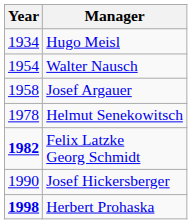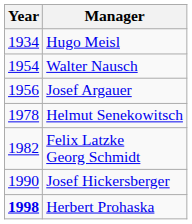(24, 90) 1958 -> (24, 90) 1956
(24, 148) bold -> (24, 148) normal
